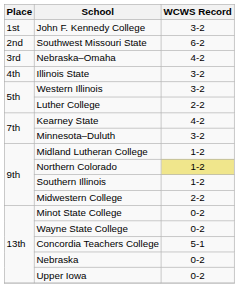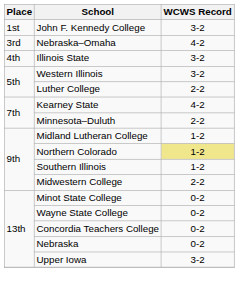- row: (92, 43)
(198, 136) 3-2 -> (198, 120) 2-2
(198, 244) 5-1 -> (198, 228) 0-2
(198, 275) 0-2 -> (198, 259) 3-2
